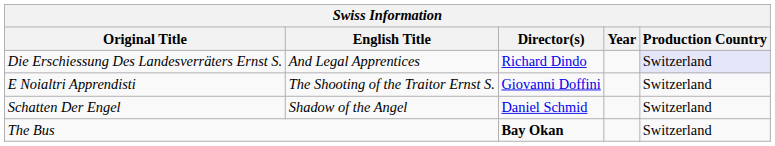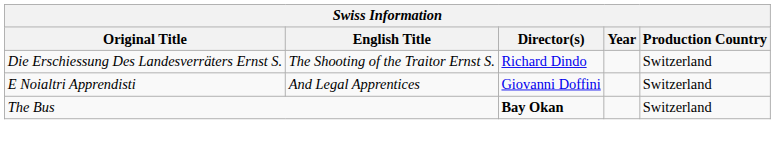(354, 61) And Legal Apprentices -> (392, 61) The Shooting of the Traitor Ernst S.
(677, 61) lavender background -> (677, 61) no background
(392, 84) The Shooting of the Traitor Ernst S. -> (354, 84) And Legal Apprentices
- row: (64, 107)
